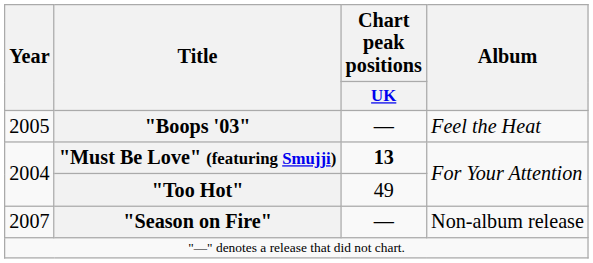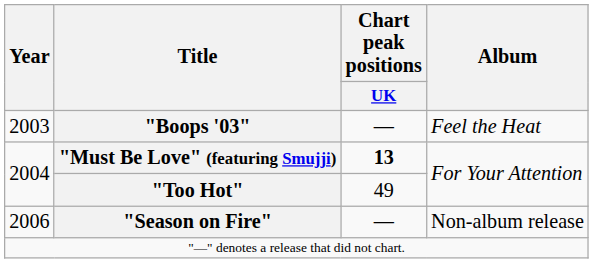(29, 125) 2005 -> (29, 125) 2003
(29, 221) 2007 -> (29, 221) 2006
